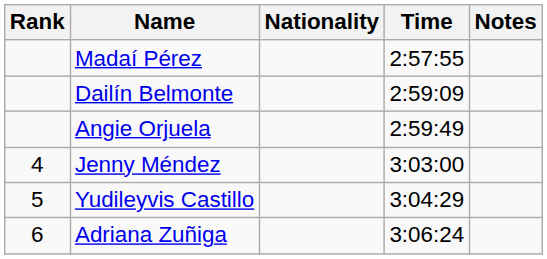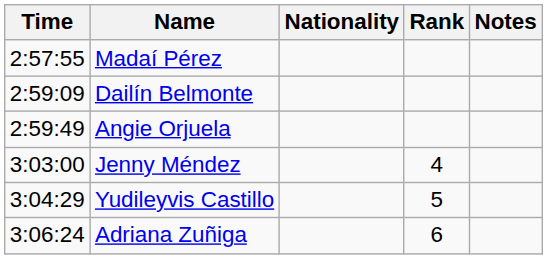columns swapped: (37, 22) <-> (427, 22)
